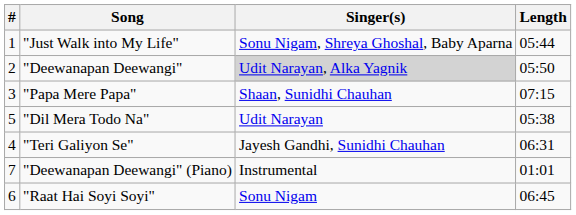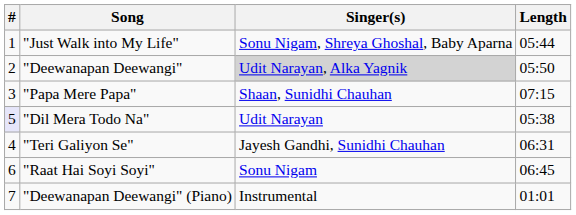(12, 119) no background -> (12, 119) lavender background
rows swapped: (89, 196) <-> (127, 170)
